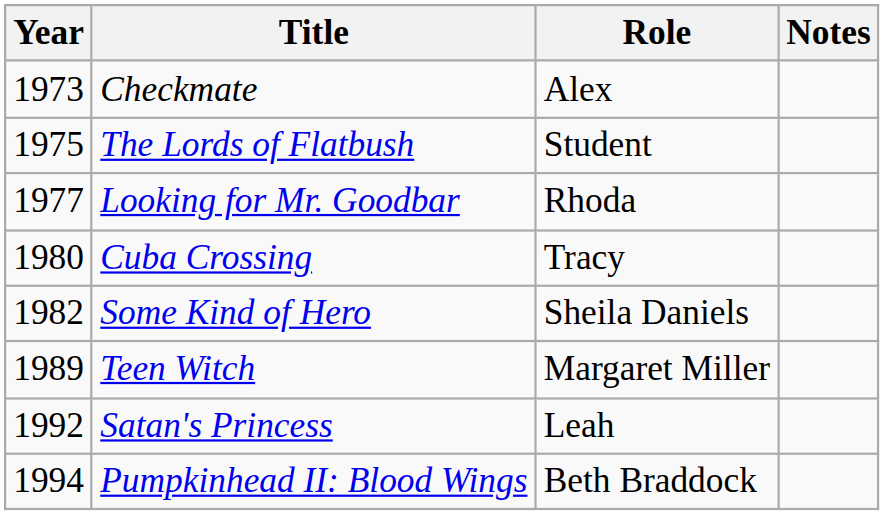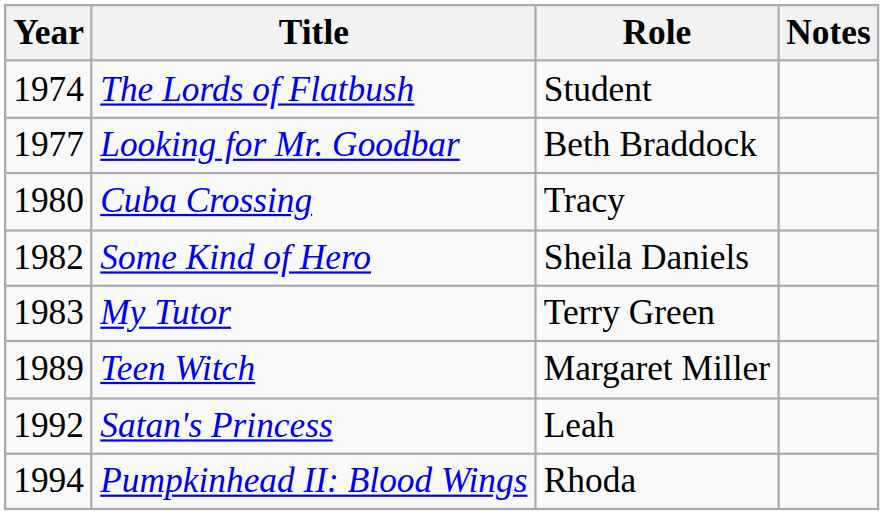- row: (179, 88)
(49, 144) 1975 -> (49, 88) 1974
(590, 200) Rhoda -> (650, 144) Beth Braddock
+ row: (166, 312)
(650, 481) Beth Braddock -> (590, 481) Rhoda
